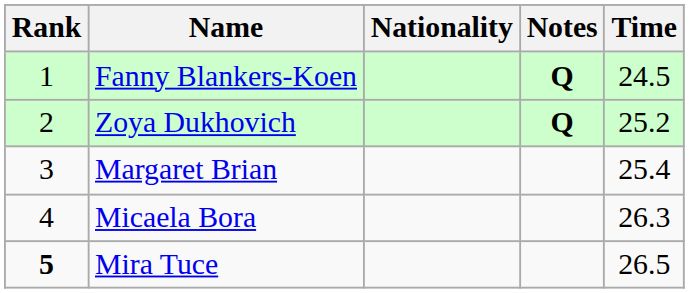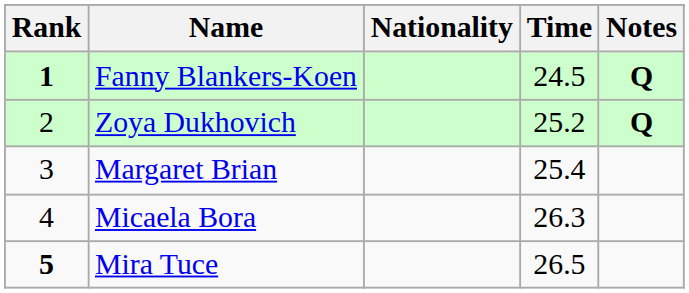columns swapped: (644, 28) <-> (562, 28)
(47, 75) normal -> (47, 75) bold
